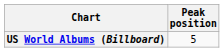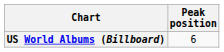(193, 39) 5 -> (193, 39) 6
